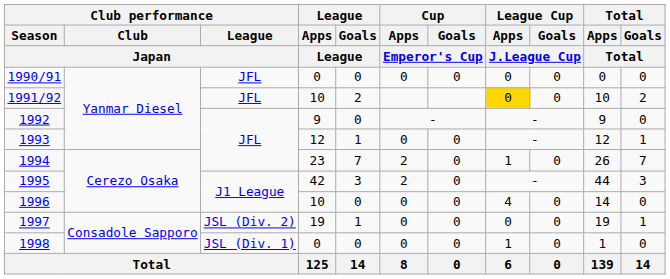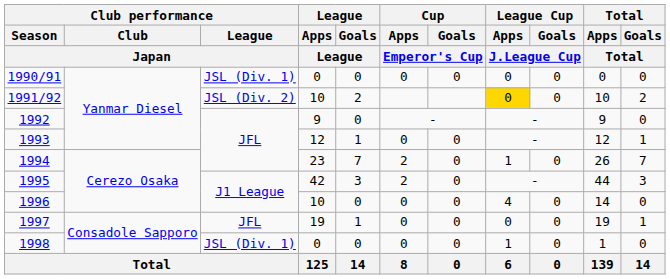(250, 77) JFL -> (250, 77) JSL (Div. 1)
(250, 98) JFL -> (250, 98) JSL (Div. 2)
(250, 223) JSL (Div. 2) -> (250, 223) JFL
